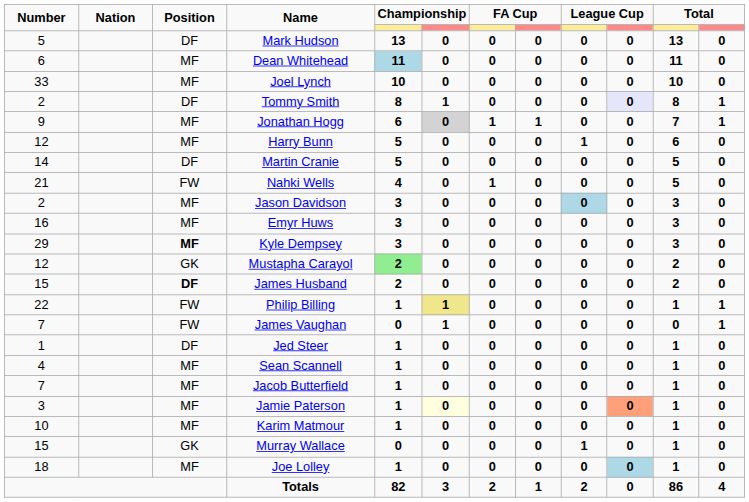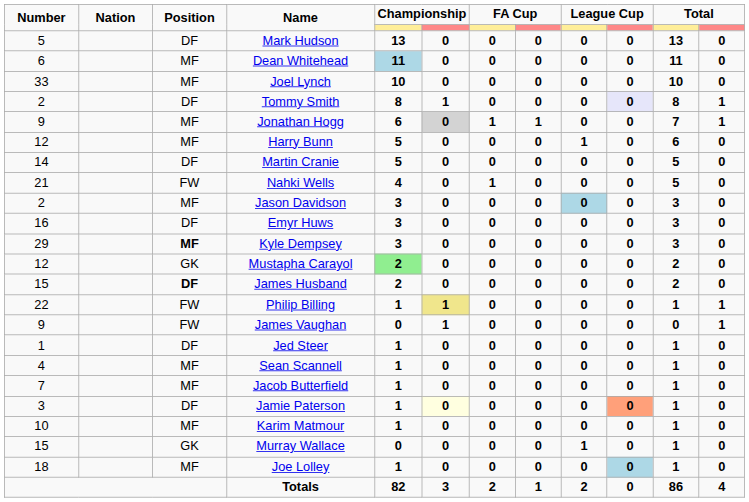(189, 223) MF -> (189, 223) DF
(41, 325) 7 -> (41, 325) 9
(189, 406) MF -> (189, 406) DF
